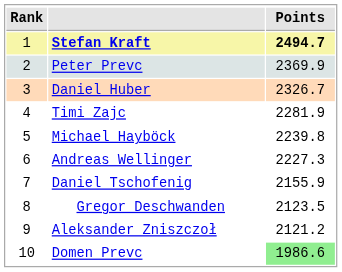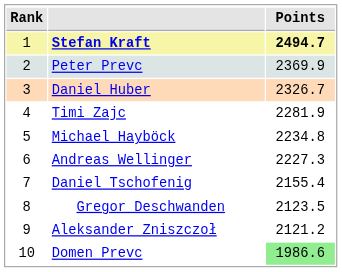(300, 137) 2239.8 -> (300, 137) 2234.8
(300, 184) 2155.9 -> (300, 184) 2155.4
